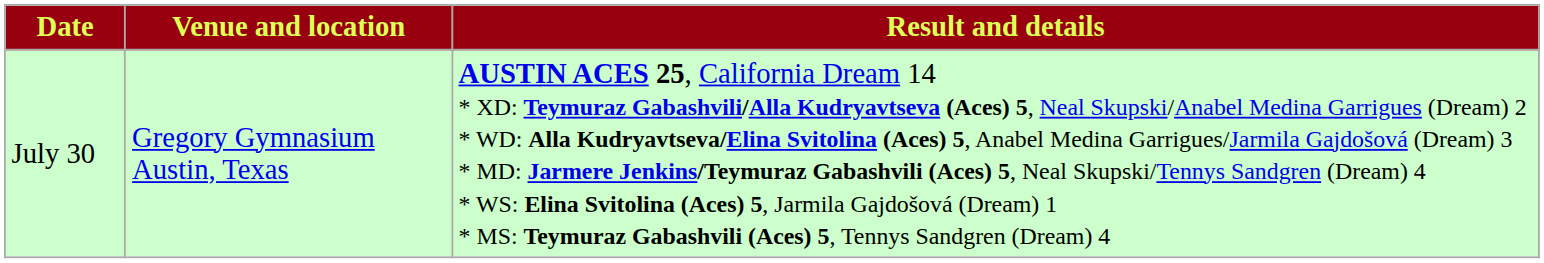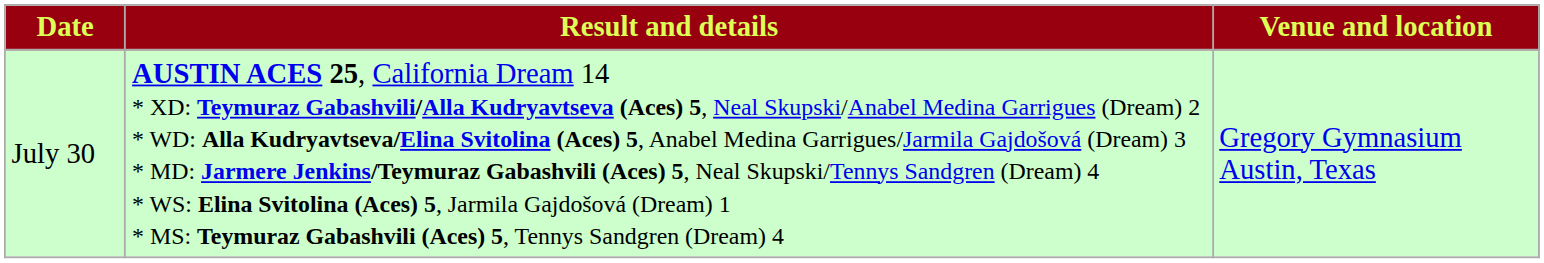columns swapped: (289, 27) <-> (996, 27)
